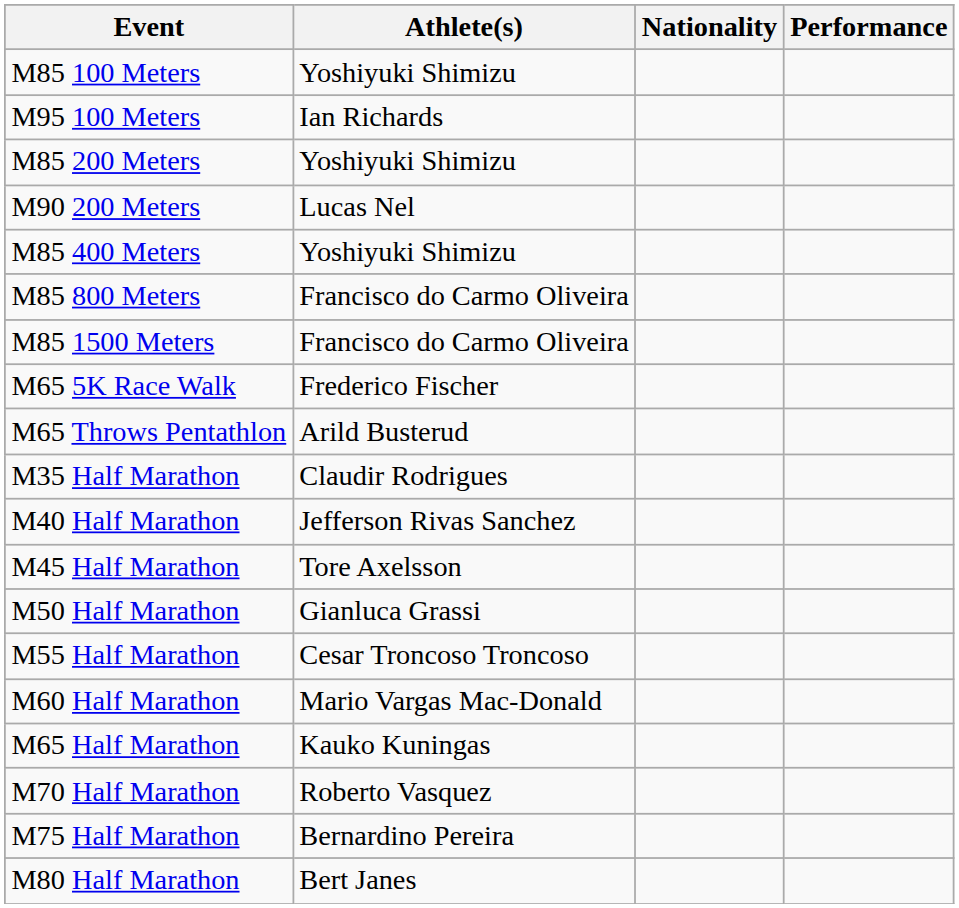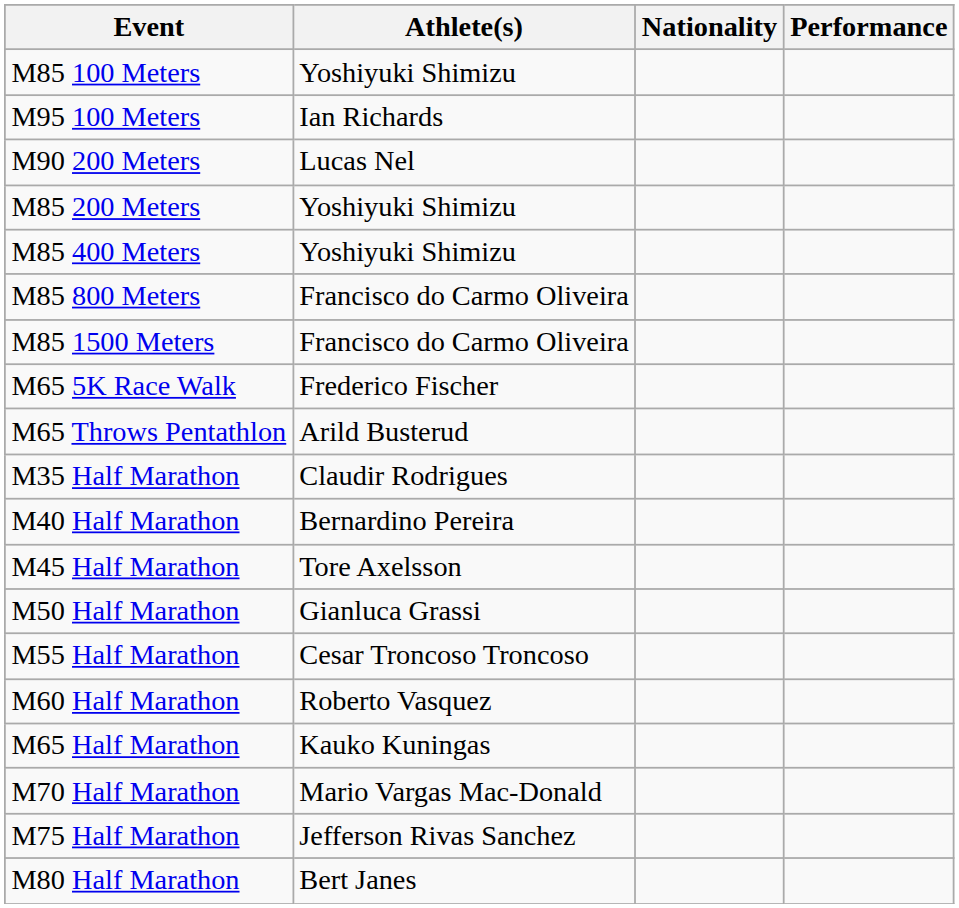rows swapped: (106, 161) <-> (106, 206)
(437, 521) Jefferson Rivas Sanchez -> (407, 521) Bernardino Pereira
(451, 700) Mario Vargas Mac-Donald -> (395, 700) Roberto Vasquez
(395, 790) Roberto Vasquez -> (451, 790) Mario Vargas Mac-Donald
(407, 835) Bernardino Pereira -> (437, 835) Jefferson Rivas Sanchez
